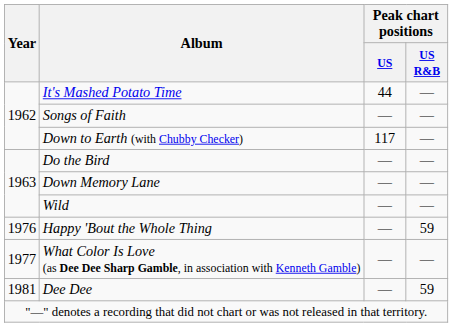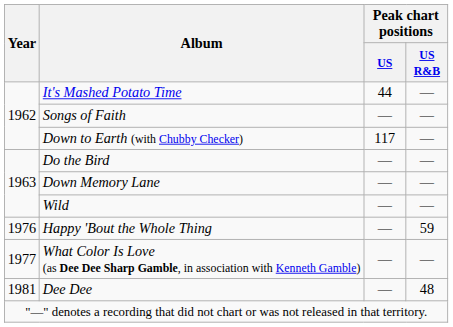(427, 289) 59 -> (427, 289) 48
